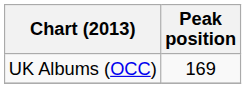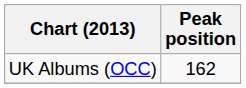(201, 68) 169 -> (201, 68) 162
